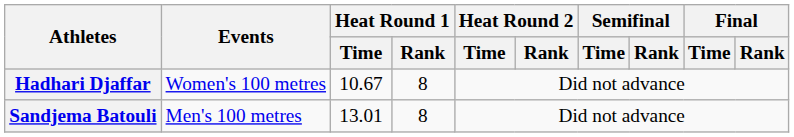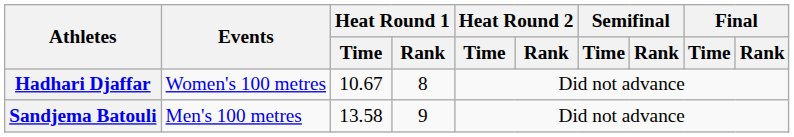(361, 116) 13.01 -> (361, 116) 13.58
(423, 116) 8 -> (423, 116) 9
